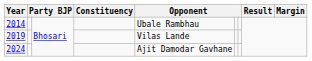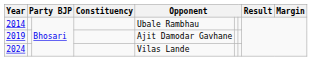(163, 37) Vilas Lande -> (185, 37) Ajit Damodar Gavhane
(185, 50) Ajit Damodar Gavhane -> (163, 50) Vilas Lande
